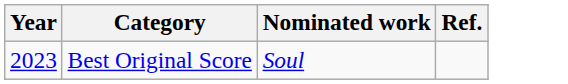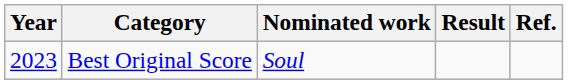+ column: (473, 23)
